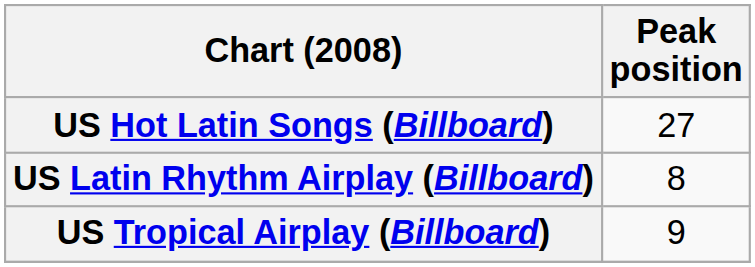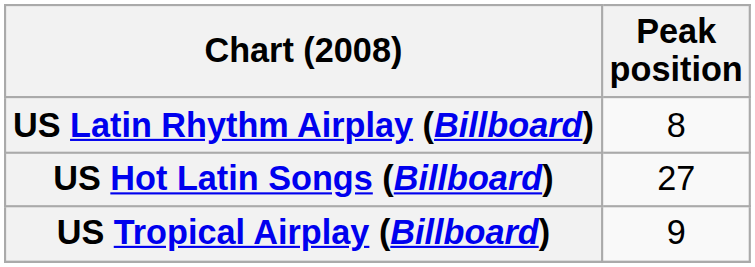rows swapped: (303, 124) <-> (303, 178)
